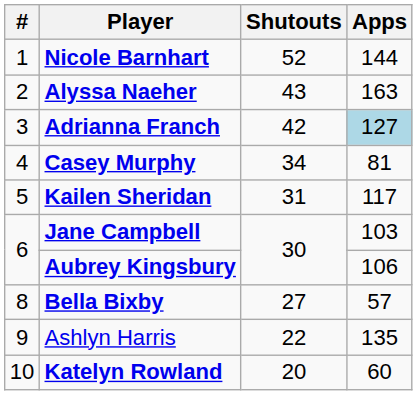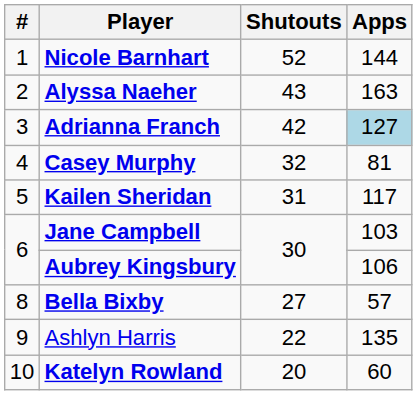(294, 162) 34 -> (294, 162) 32
